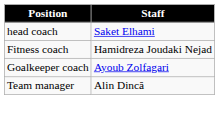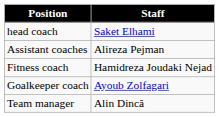+ row: (47, 49)
